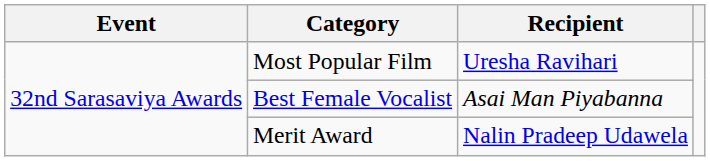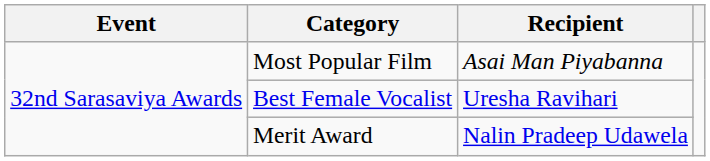(540, 60) Uresha Ravihari -> (563, 60) Asai Man Piyabanna
(563, 98) Asai Man Piyabanna -> (540, 98) Uresha Ravihari
